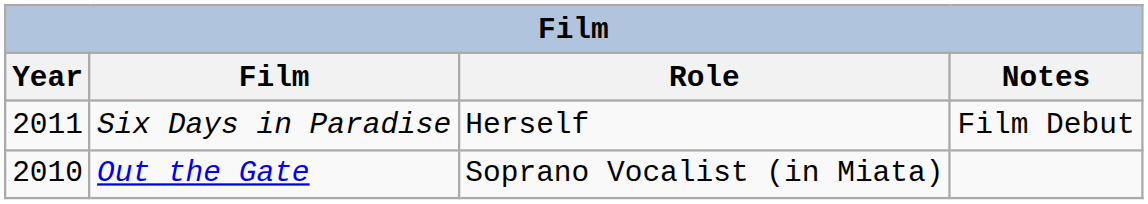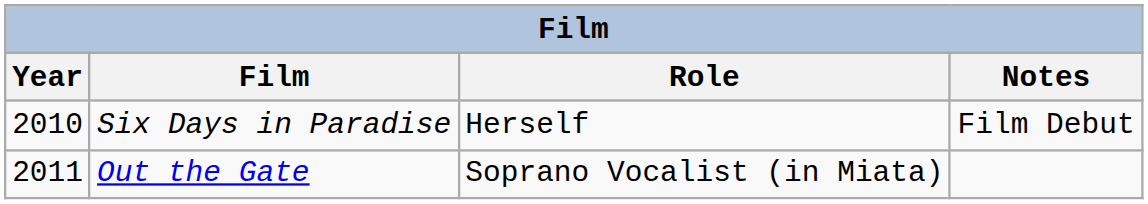(48, 125) 2011 -> (48, 125) 2010
(48, 173) 2010 -> (48, 173) 2011
